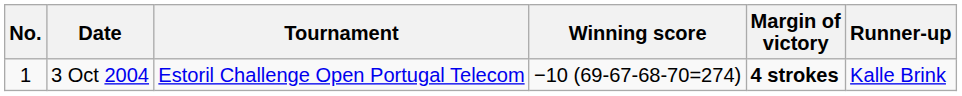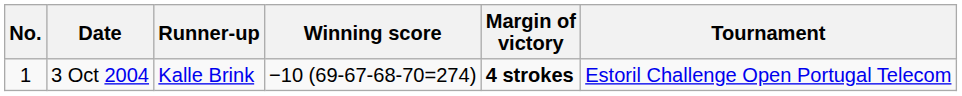columns swapped: (341, 32) <-> (901, 32)
